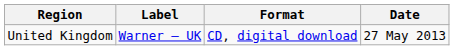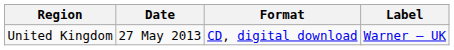columns swapped: (405, 15) <-> (160, 15)
